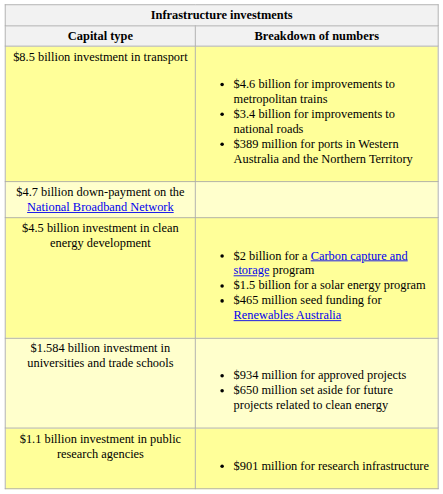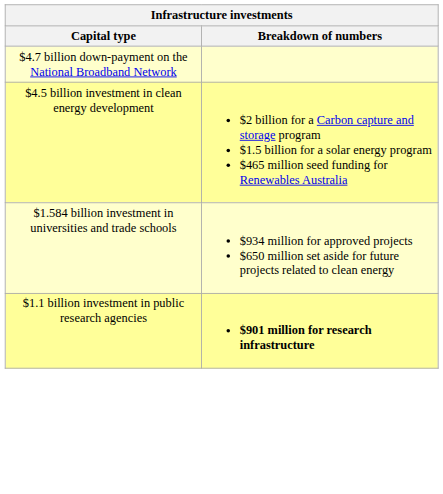- row: (100, 56)
(317, 466) normal -> (320, 338) bold
